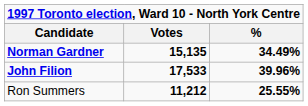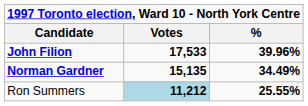rows swapped: (40, 71) <-> (55, 52)
(188, 91) no background -> (188, 91) lightblue background
